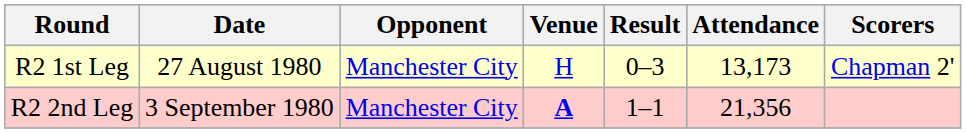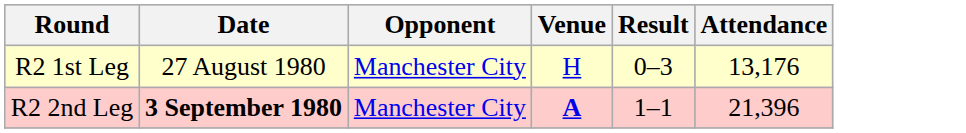- column: (893, 25)
(756, 66) 13,173 -> (764, 66) 13,176
(239, 107) normal -> (244, 107) bold
(756, 107) 21,356 -> (764, 107) 21,396
